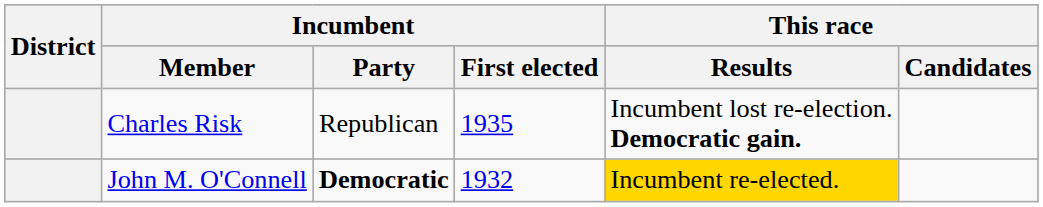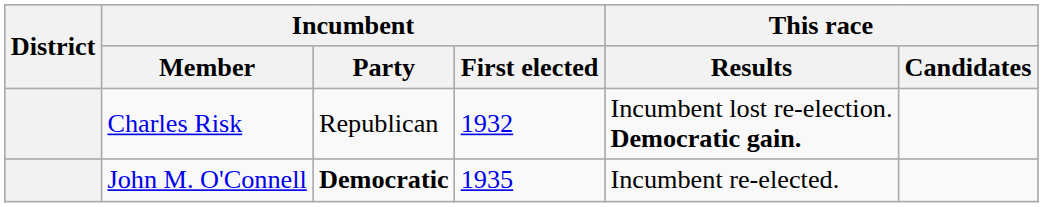(487, 123) 1935 -> (487, 123) 1932
(487, 179) 1932 -> (487, 179) 1935
(725, 179) gold background -> (725, 179) no background
